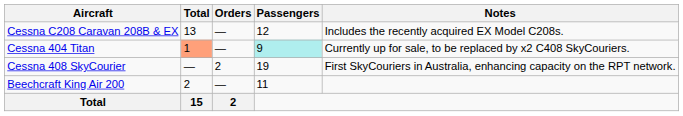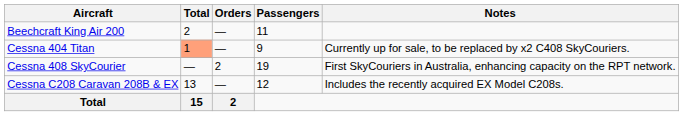rows swapped: (93, 31) <-> (66, 84)
(260, 48) paleturquoise background -> (260, 48) no background
